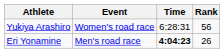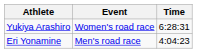- column: (206, 12)
(175, 41) bold -> (174, 41) normal
